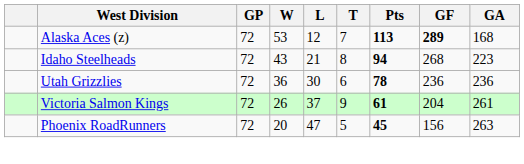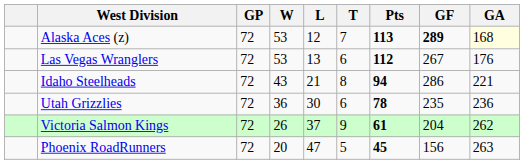(483, 37) no background -> (483, 37) lightyellow background
+ row: (99, 59)
(433, 59) 268 -> (433, 81) 286
(483, 59) 223 -> (483, 81) 221
(433, 81) 236 -> (433, 103) 235
(483, 103) 261 -> (483, 125) 262
